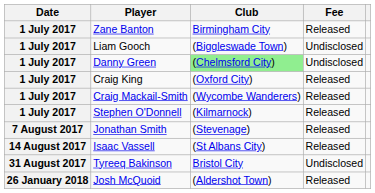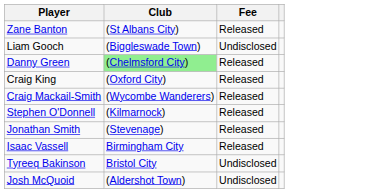- column: (48, 12)
(231, 29) Birmingham City -> (142, 29) (St Albans City)
(334, 63) Undisclosed -> (241, 63) Released
(229, 146) (St Albans City) -> (145, 146) Birmingham City
(328, 180) Released -> (248, 180) Undisclosed
